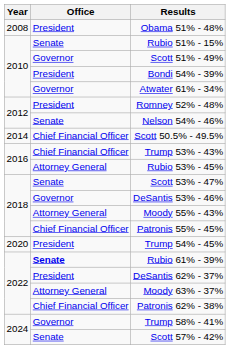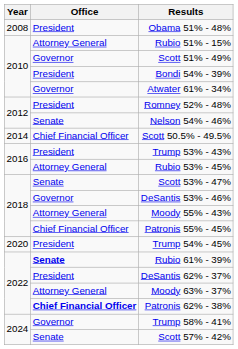(48, 43) Senate -> (70, 43) Attorney General
(81, 151) Chief Financial Officer -> (53, 151) President
(81, 306) normal -> (85, 306) bold
